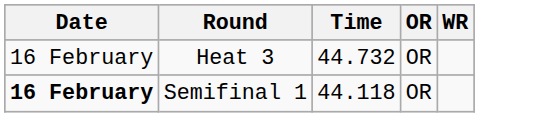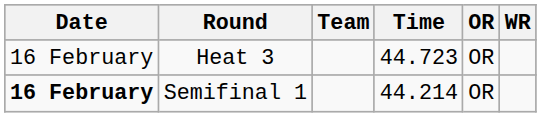+ column: (343, 23)
(356, 58) 44.732 -> (419, 58) 44.723
(356, 93) 44.118 -> (419, 93) 44.214
